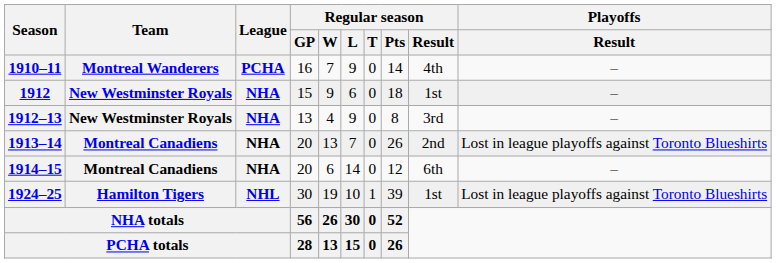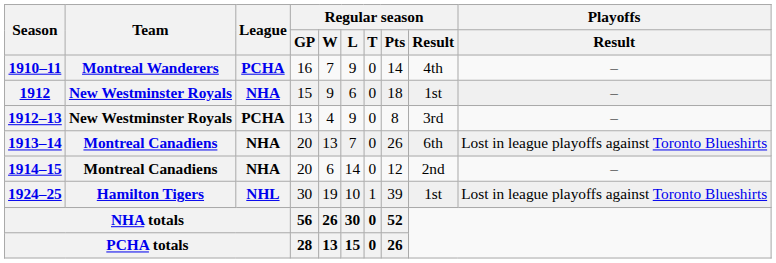(263, 118) NHA -> (263, 118) PCHA
(433, 143) 2nd -> (433, 143) 6th
(433, 169) 6th -> (433, 169) 2nd
